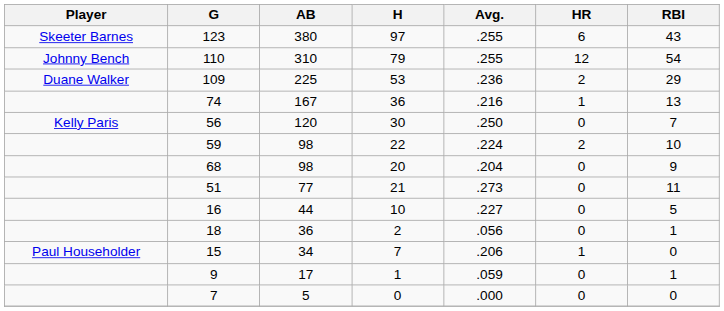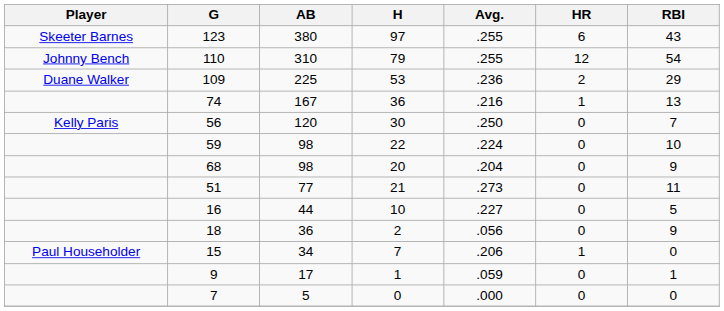(581, 144) 2 -> (581, 144) 0
(673, 230) 1 -> (673, 230) 9
